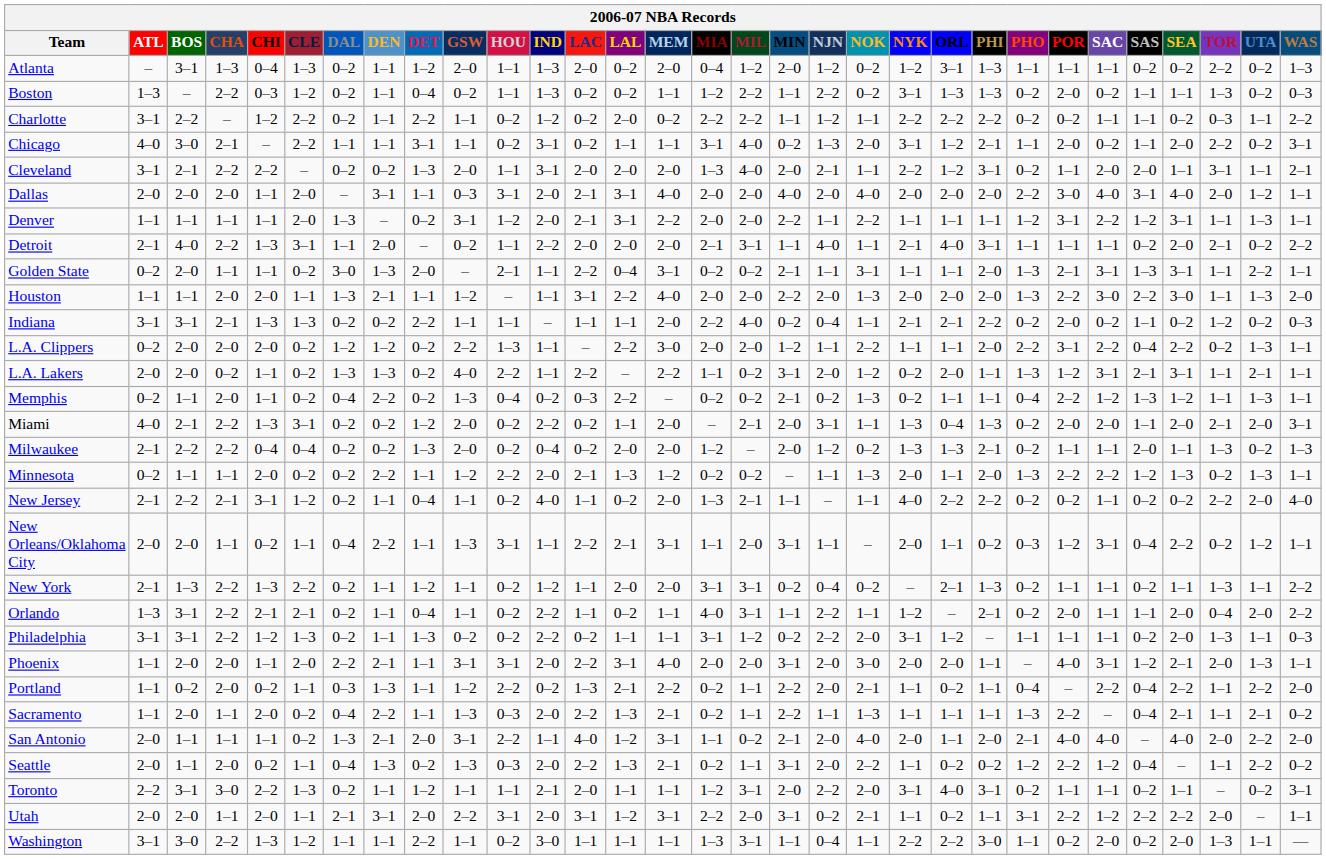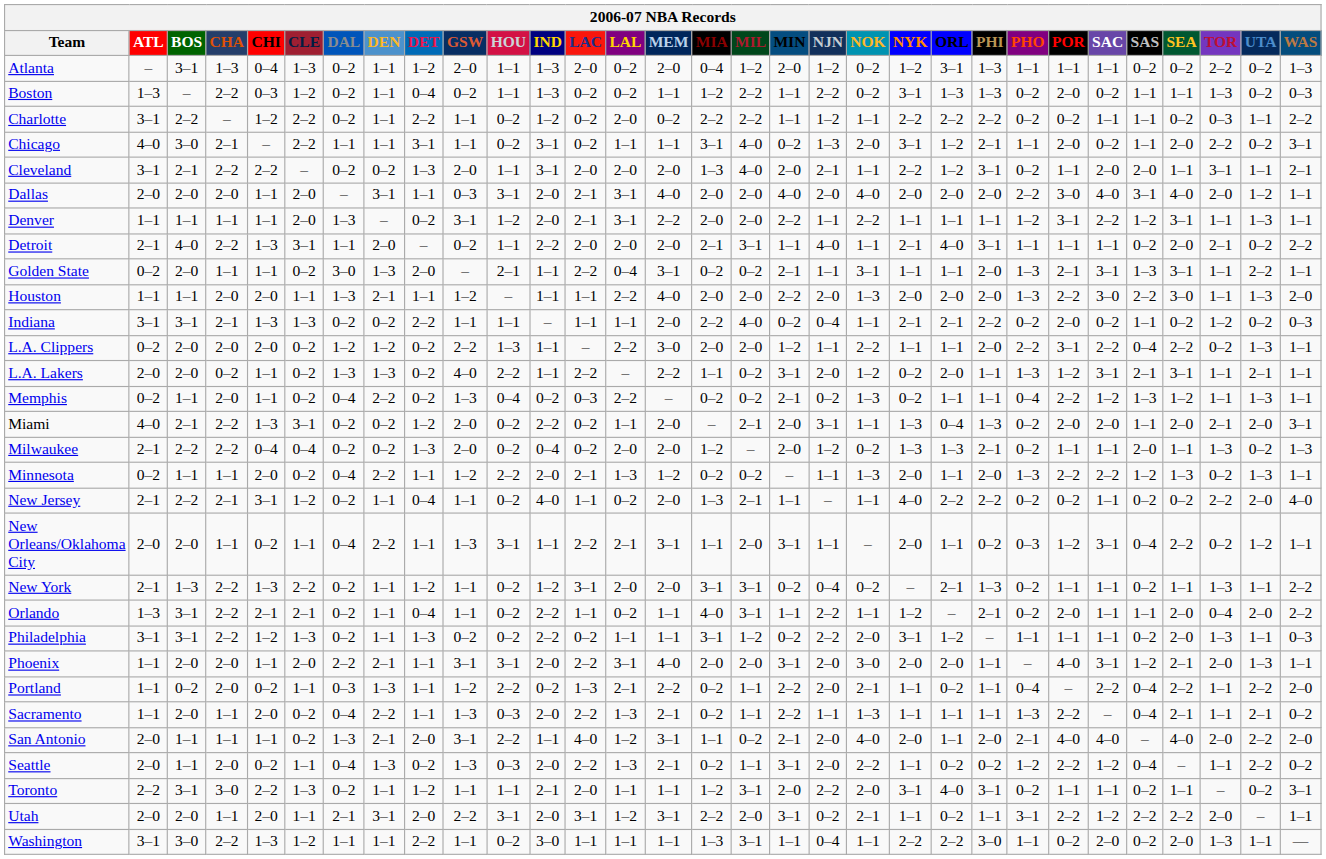(586, 296) 3–1 -> (586, 296) 1–1
(344, 474) 0–2 -> (344, 474) 0–4
(586, 587) 1–1 -> (586, 587) 3–1
